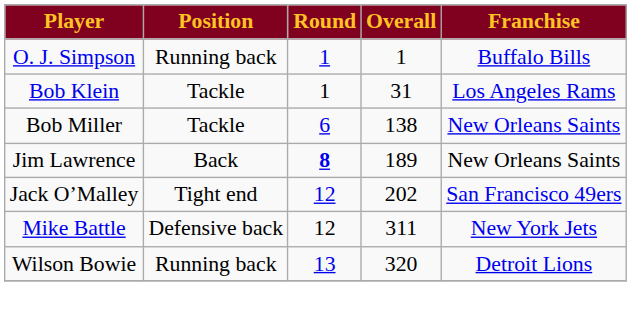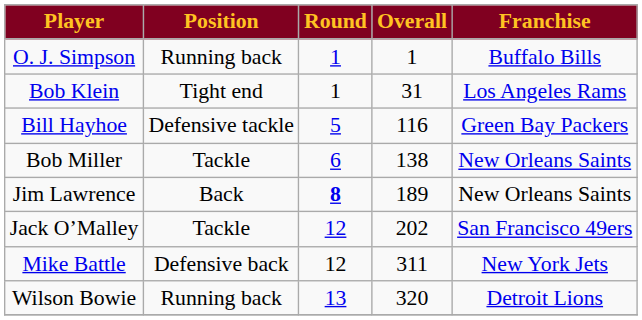(216, 90) Tackle -> (221, 90) Tight end
+ row: (74, 125)
(216, 194) Tight end -> (221, 228) Tackle
